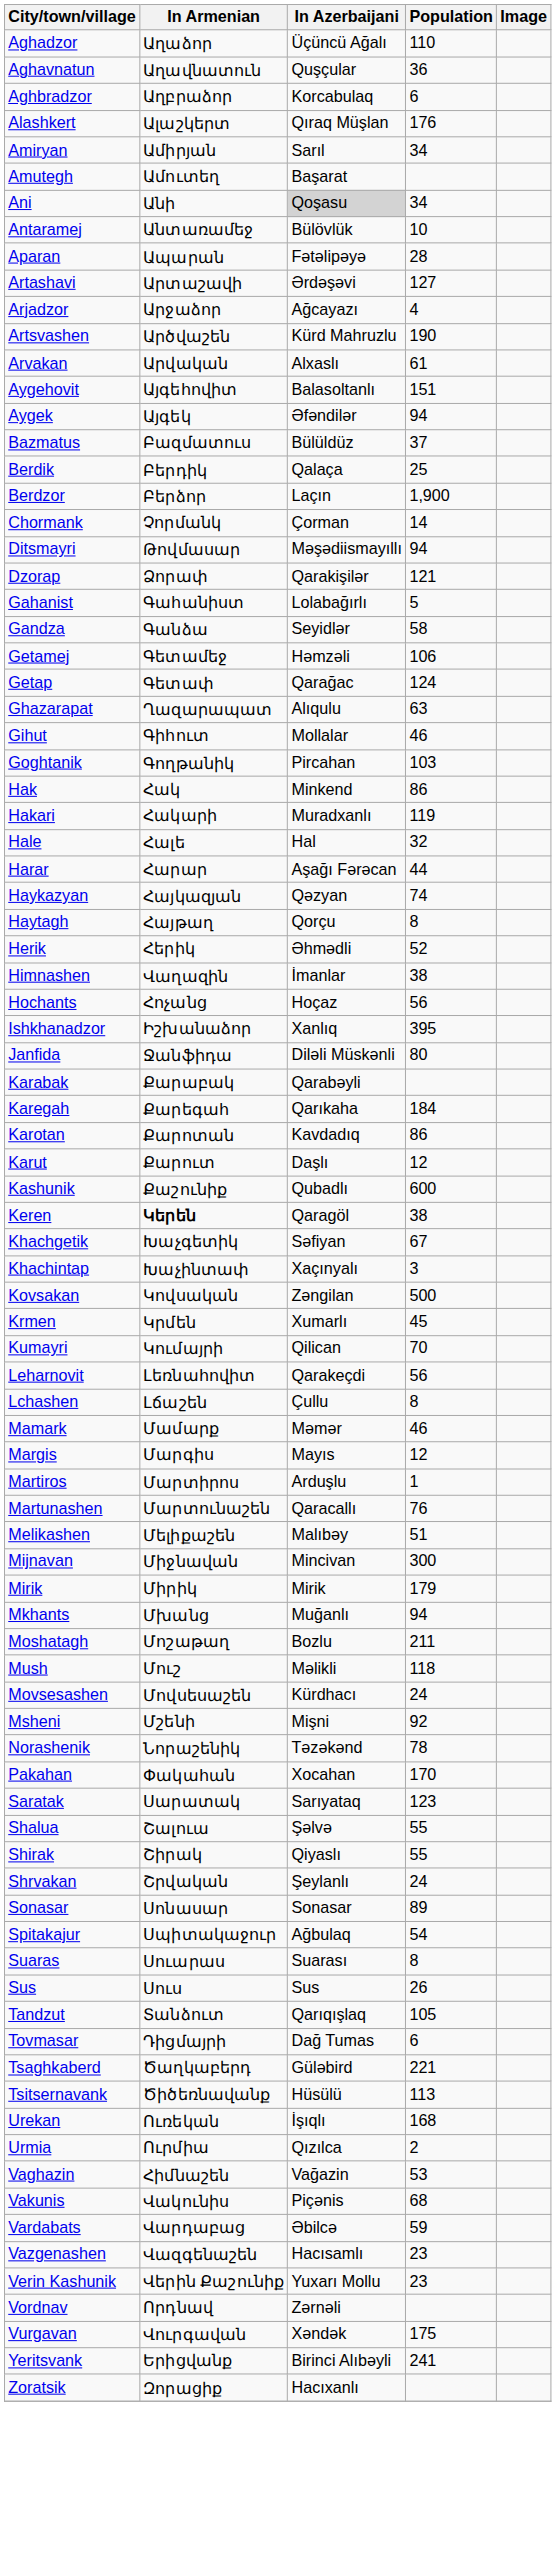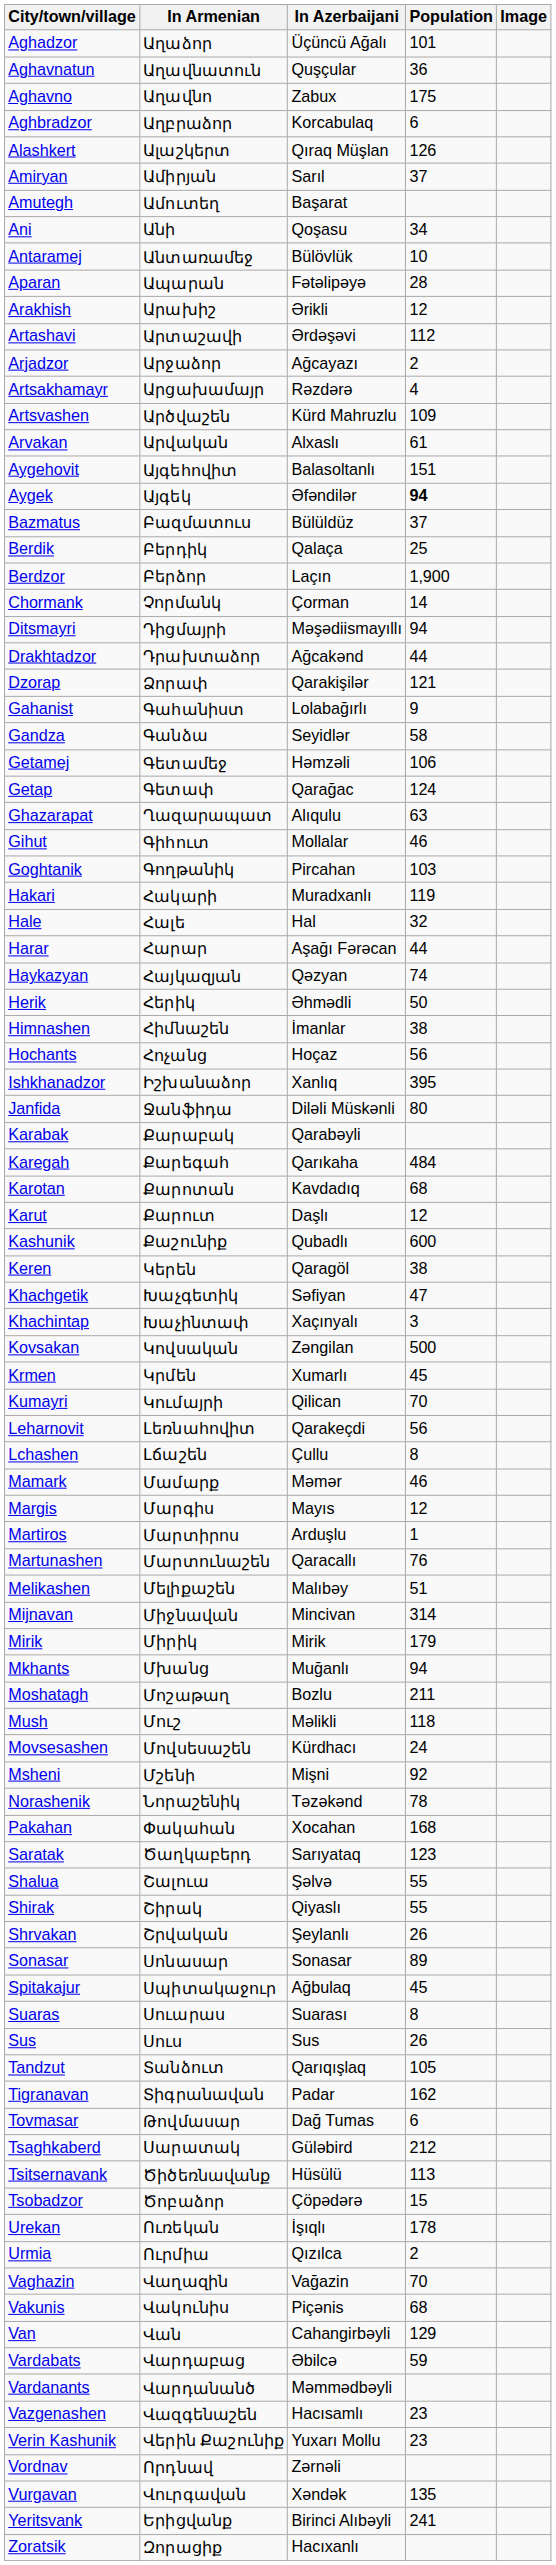(422, 43) 110 -> (423, 43) 101
+ row: (40, 96)
(423, 123) 176 -> (423, 150) 126
(418, 150) 34 -> (418, 176) 37
(319, 203) lightgrey background -> (319, 229) no background
+ row: (40, 309)
(423, 283) 127 -> (422, 336) 112
(414, 309) 4 -> (414, 363) 2
+ row: (58, 389)
(423, 336) 190 -> (423, 416) 109
(418, 416) normal -> (418, 496) bold
(192, 550) Թովմասար -> (185, 630) Դիցմայրի
+ row: (52, 656)
(414, 602) 5 -> (414, 709) 9
- row: (23, 789)
- row: (38, 922)
(418, 949) 52 -> (418, 1002) 50
(186, 976) Վաղազին -> (186, 1029) Հիմնաշեն
(423, 1108) 184 -> (423, 1162) 484
(418, 1135) 86 -> (418, 1188) 68
(169, 1216) bold -> (169, 1269) normal
(418, 1242) 67 -> (418, 1295) 47
(423, 1561) 300 -> (423, 1615) 314
(423, 1774) 170 -> (423, 1828) 168
(192, 1802) Սարատակ -> (197, 1855) Ծաղկաբերդ
(418, 1881) 24 -> (418, 1934) 26
(418, 1934) 54 -> (418, 1988) 45
+ row: (48, 2094)
(185, 2041) Դիցմայրի -> (192, 2121) Թովմասար
(197, 2068) Ծաղկաբերդ -> (192, 2148) Սարատակ
(423, 2067) 221 -> (423, 2147) 212
+ row: (46, 2201)
(423, 2121) 168 -> (423, 2227) 178
(186, 2175) Հիմնաշեն -> (186, 2281) Վաղազին
(418, 2174) 53 -> (418, 2281) 70
+ row: (22, 2334)
+ row: (49, 2387)
(423, 2334) 175 -> (423, 2494) 135
